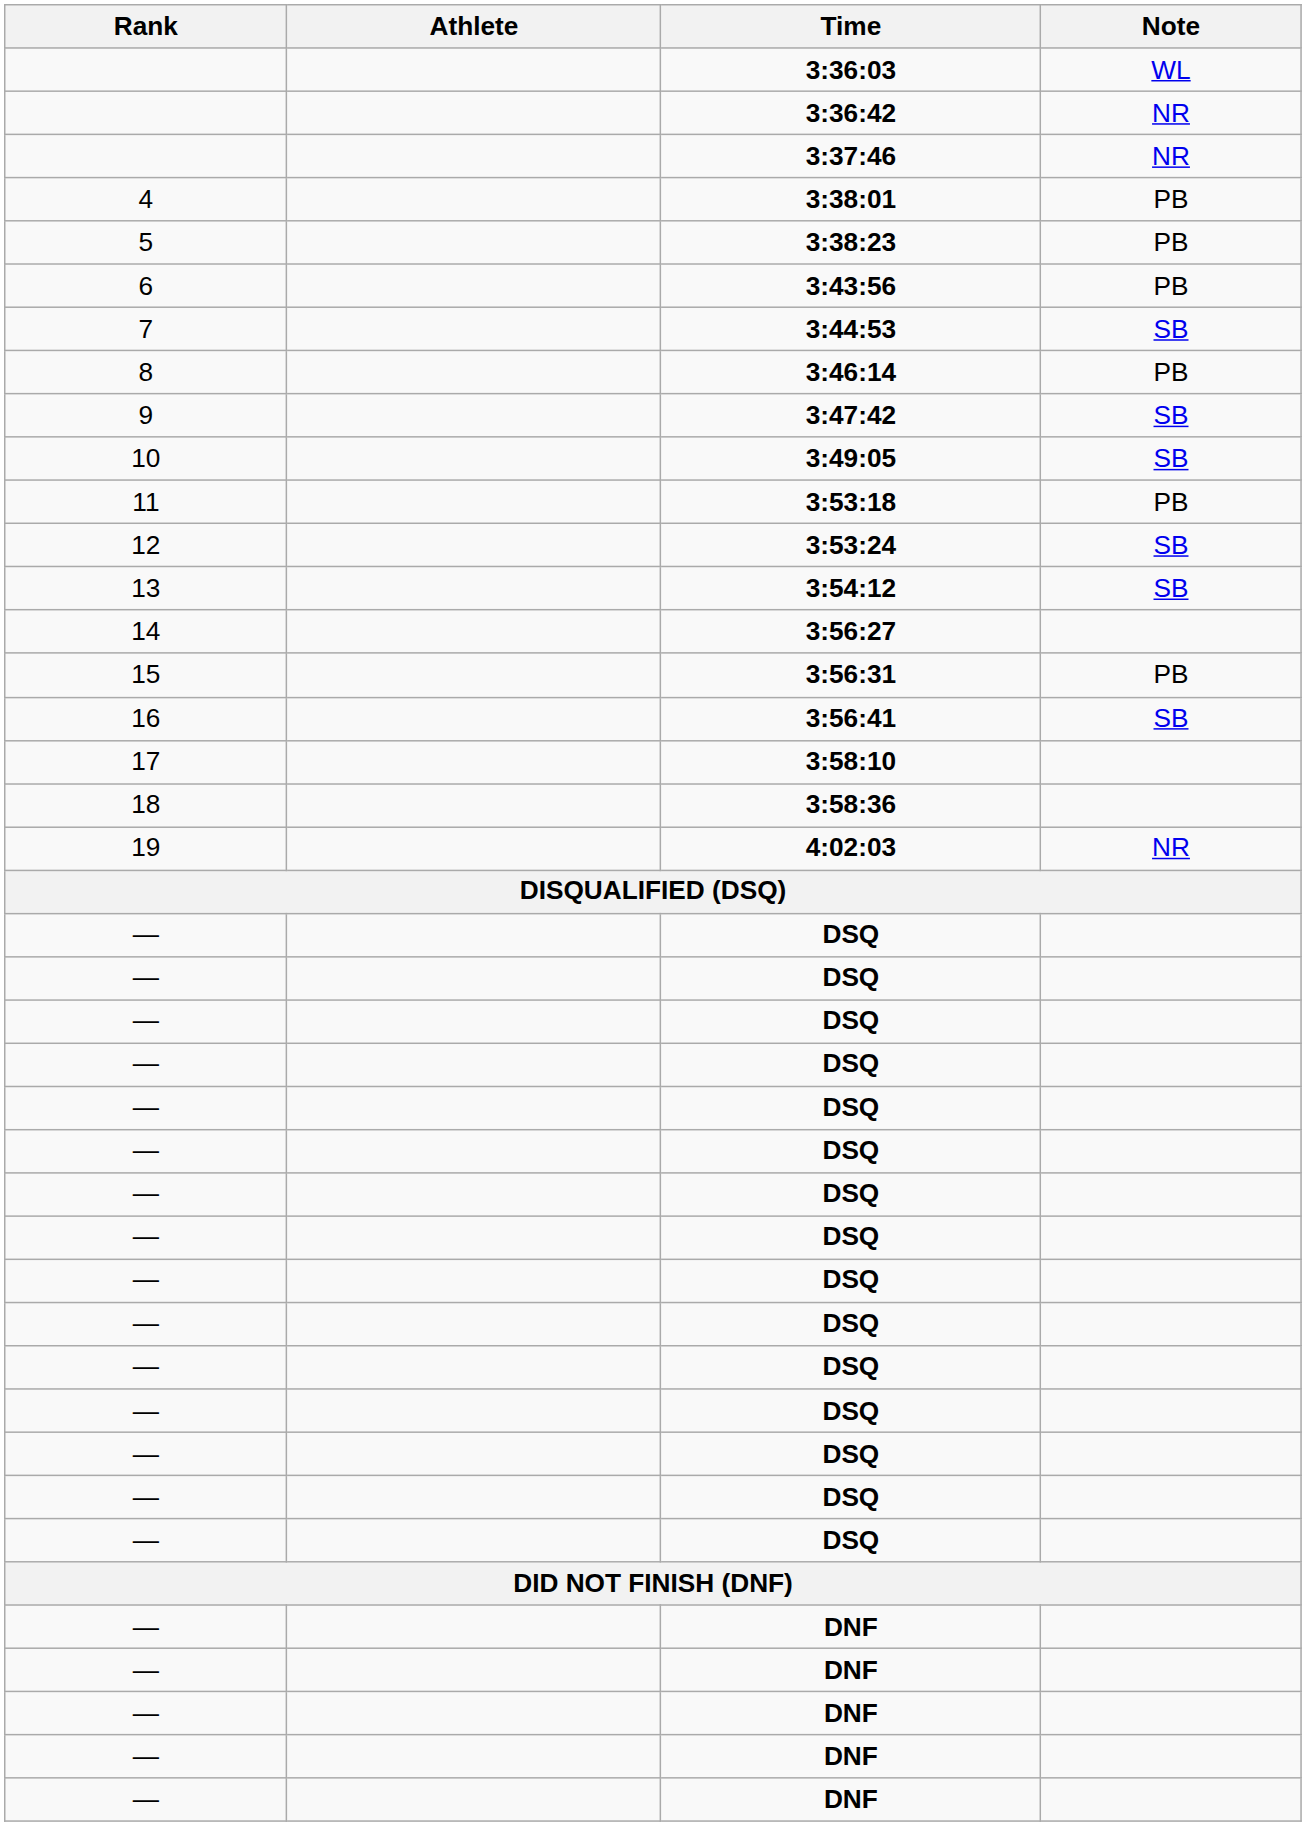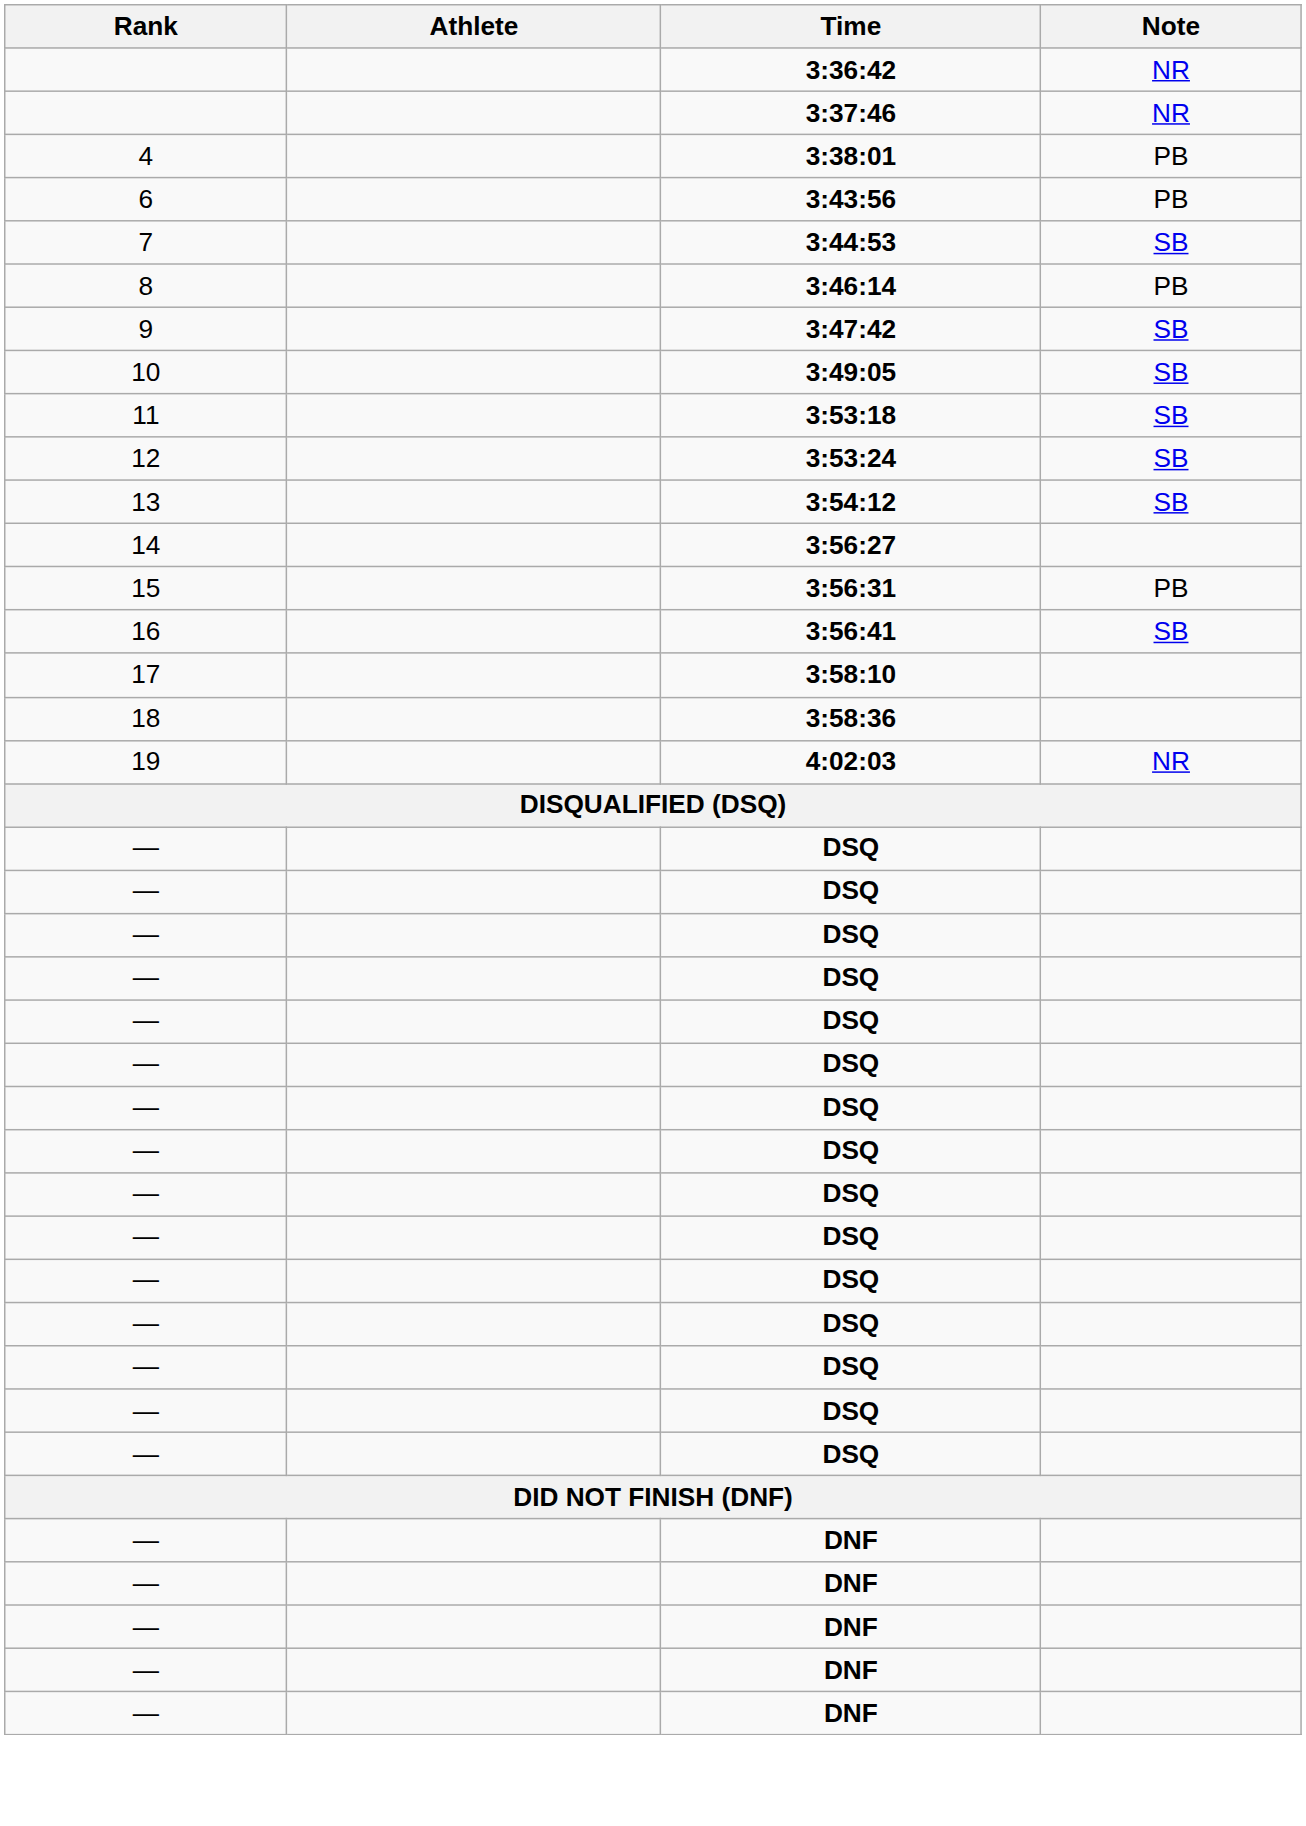- row: (146, 69)
- row: (146, 242)
(1171, 501) PB -> (1171, 415) SB
